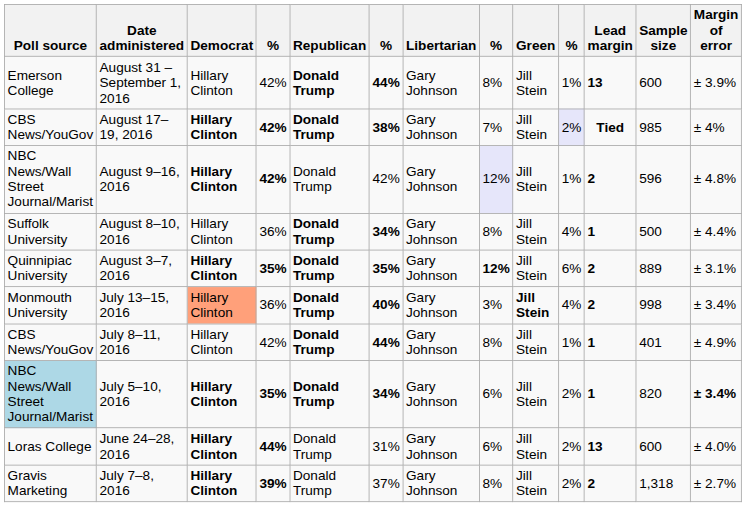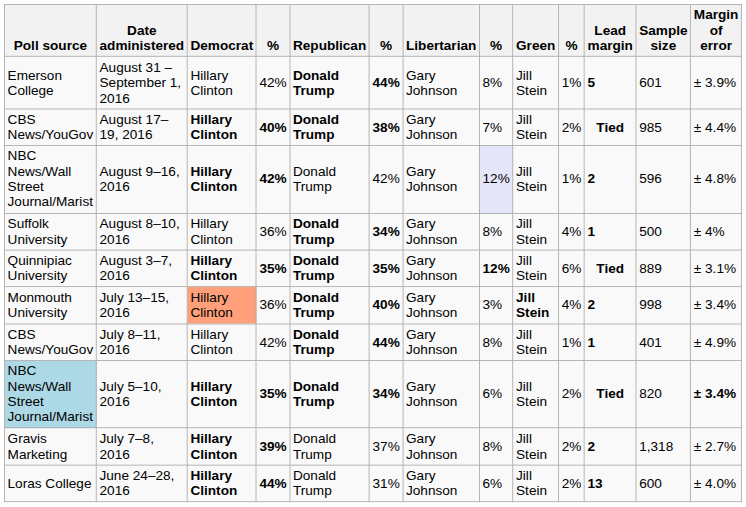(595, 82) 13 -> (591, 82) 5
(651, 82) 600 -> (651, 82) 601
(273, 127) 42% -> (273, 127) 40%
(571, 127) lavender background -> (571, 127) no background
(709, 127) ± 4% -> (715, 127) ± 4.4%
(715, 231) ± 4.4% -> (709, 231) ± 4%
(591, 268) 2 -> (610, 268) Tied
(591, 394) 1 -> (610, 394) Tied
rows swapped: (127, 483) <-> (137, 446)
